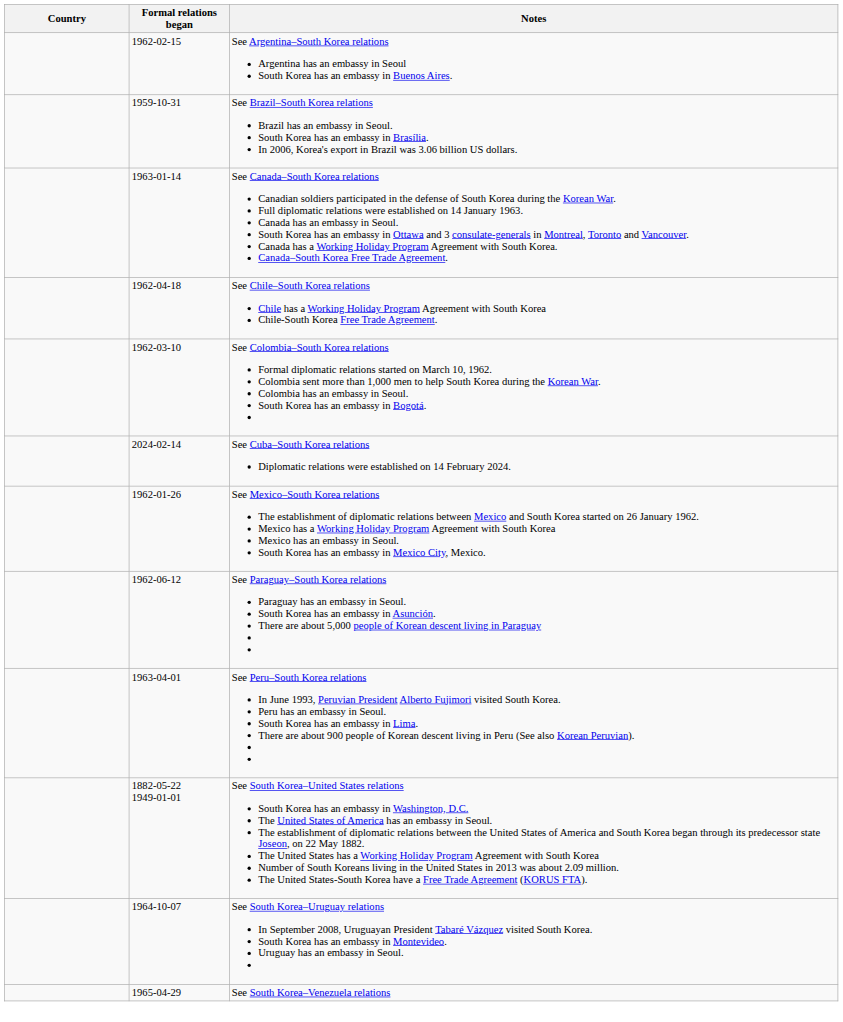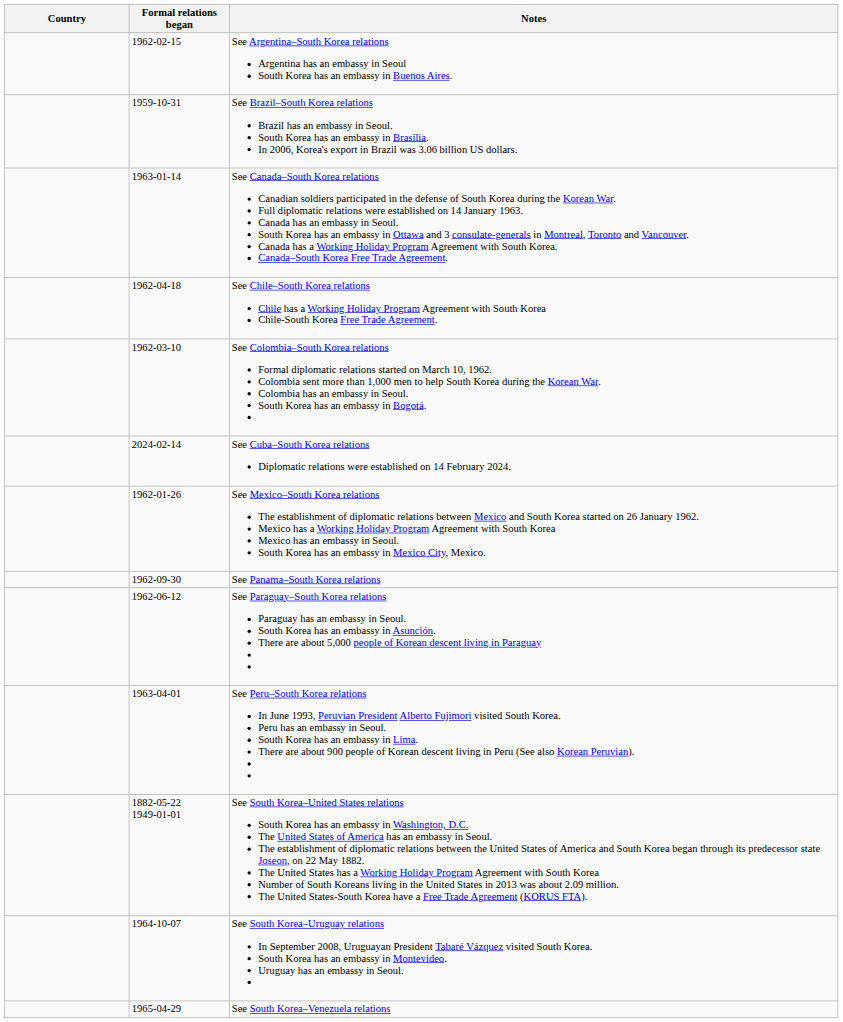+ row: (306, 579)
